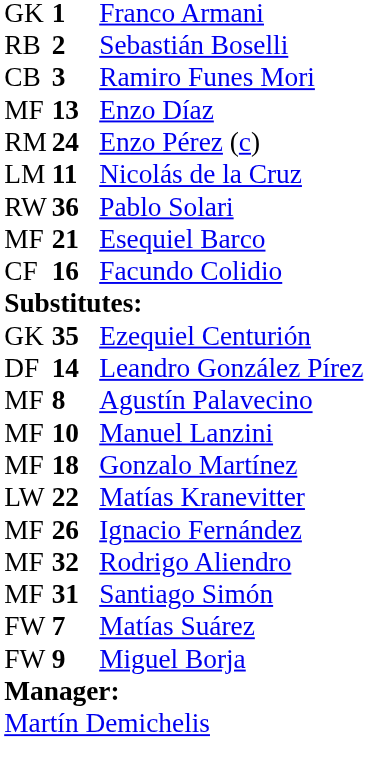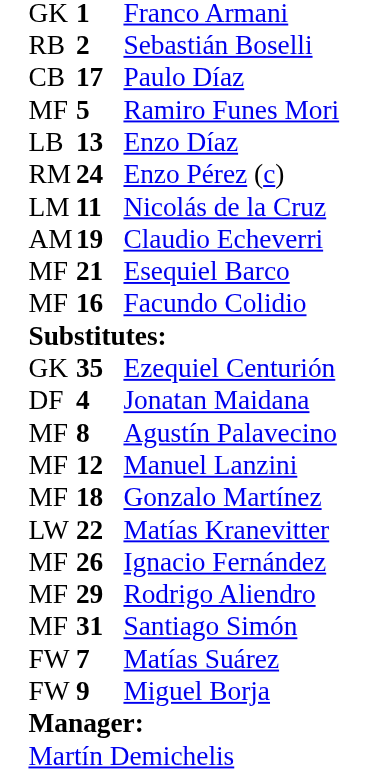+ row: (184, 77)
(22, 77) CB -> (48, 109) MF
(59, 77) 3 -> (83, 109) 5
(24, 109) MF -> (46, 141) LB
- row: (166, 206)
+ row: (223, 238)
(21, 271) CF -> (48, 303) MF
+ row: (216, 400)
- row: (231, 367)
(65, 432) 10 -> (90, 464) 12
(65, 561) 32 -> (90, 594) 29
